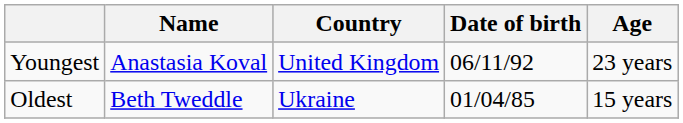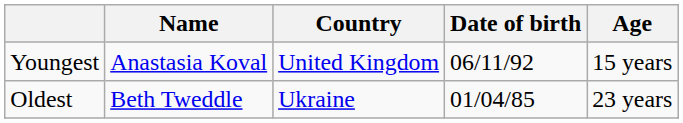(632, 61) 23 years -> (632, 61) 15 years
(632, 99) 15 years -> (632, 99) 23 years
